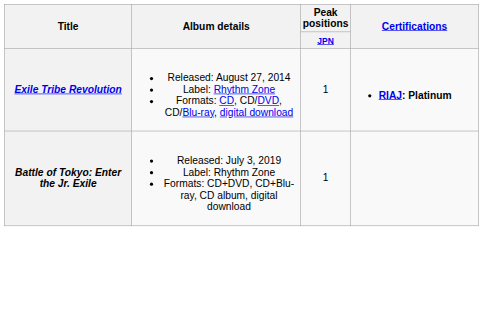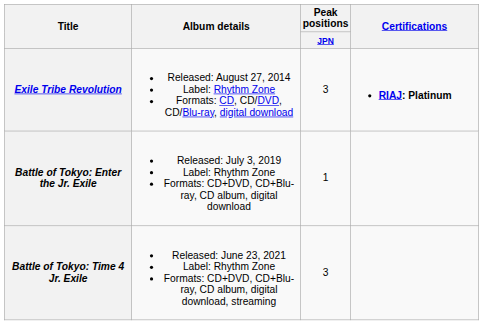(326, 89) 1 -> (326, 89) 3
+ row: (68, 272)
